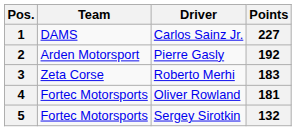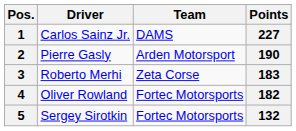columns swapped: (199, 14) <-> (94, 14)
(269, 54) 192 -> (269, 54) 190
(269, 95) 181 -> (269, 95) 182
